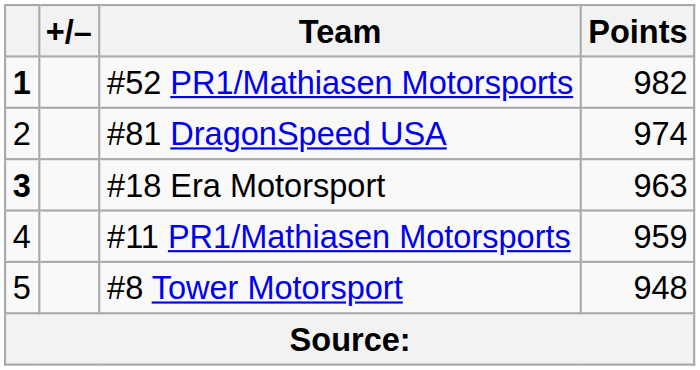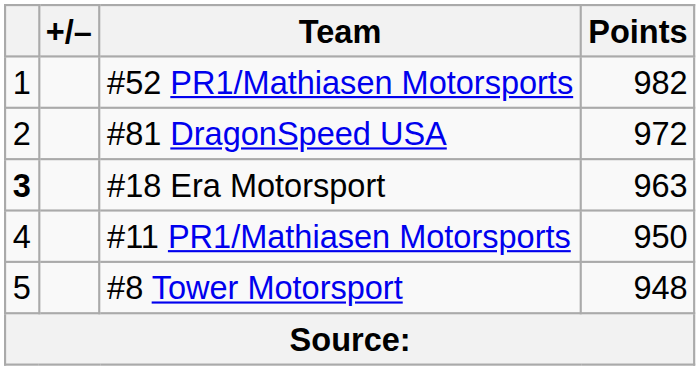(22, 82) bold -> (22, 82) normal
(661, 134) 974 -> (661, 134) 972
(661, 237) 959 -> (661, 237) 950
